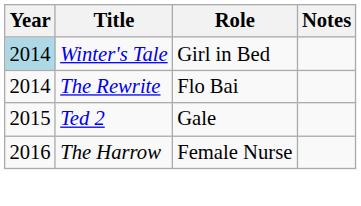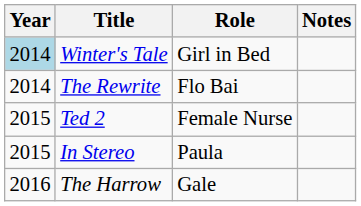(197, 119) Gale -> (235, 119) Female Nurse
+ row: (97, 151)
(235, 151) Female Nurse -> (197, 184) Gale
